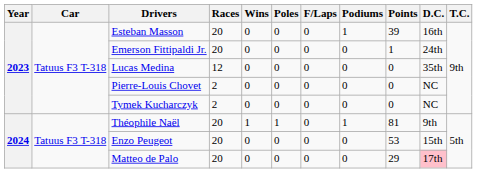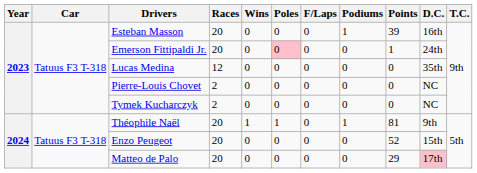(277, 49) no background -> (277, 49) pink background
(394, 140) 53 -> (394, 140) 52
